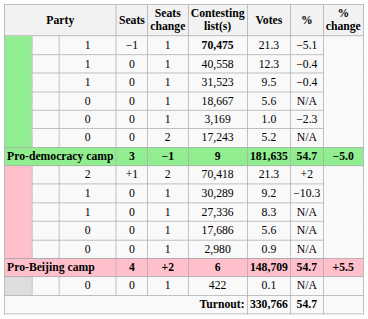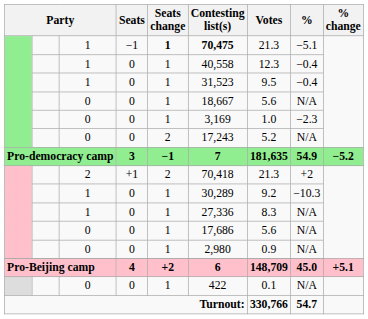(168, 45) normal -> (168, 45) bold
(218, 156) 9 -> (218, 156) 7
(307, 156) 54.7 -> (307, 156) 54.9
(343, 156) −5.0 -> (343, 156) −5.2
(307, 267) 54.7 -> (307, 267) 45.0
(343, 267) +5.5 -> (343, 267) +5.1
